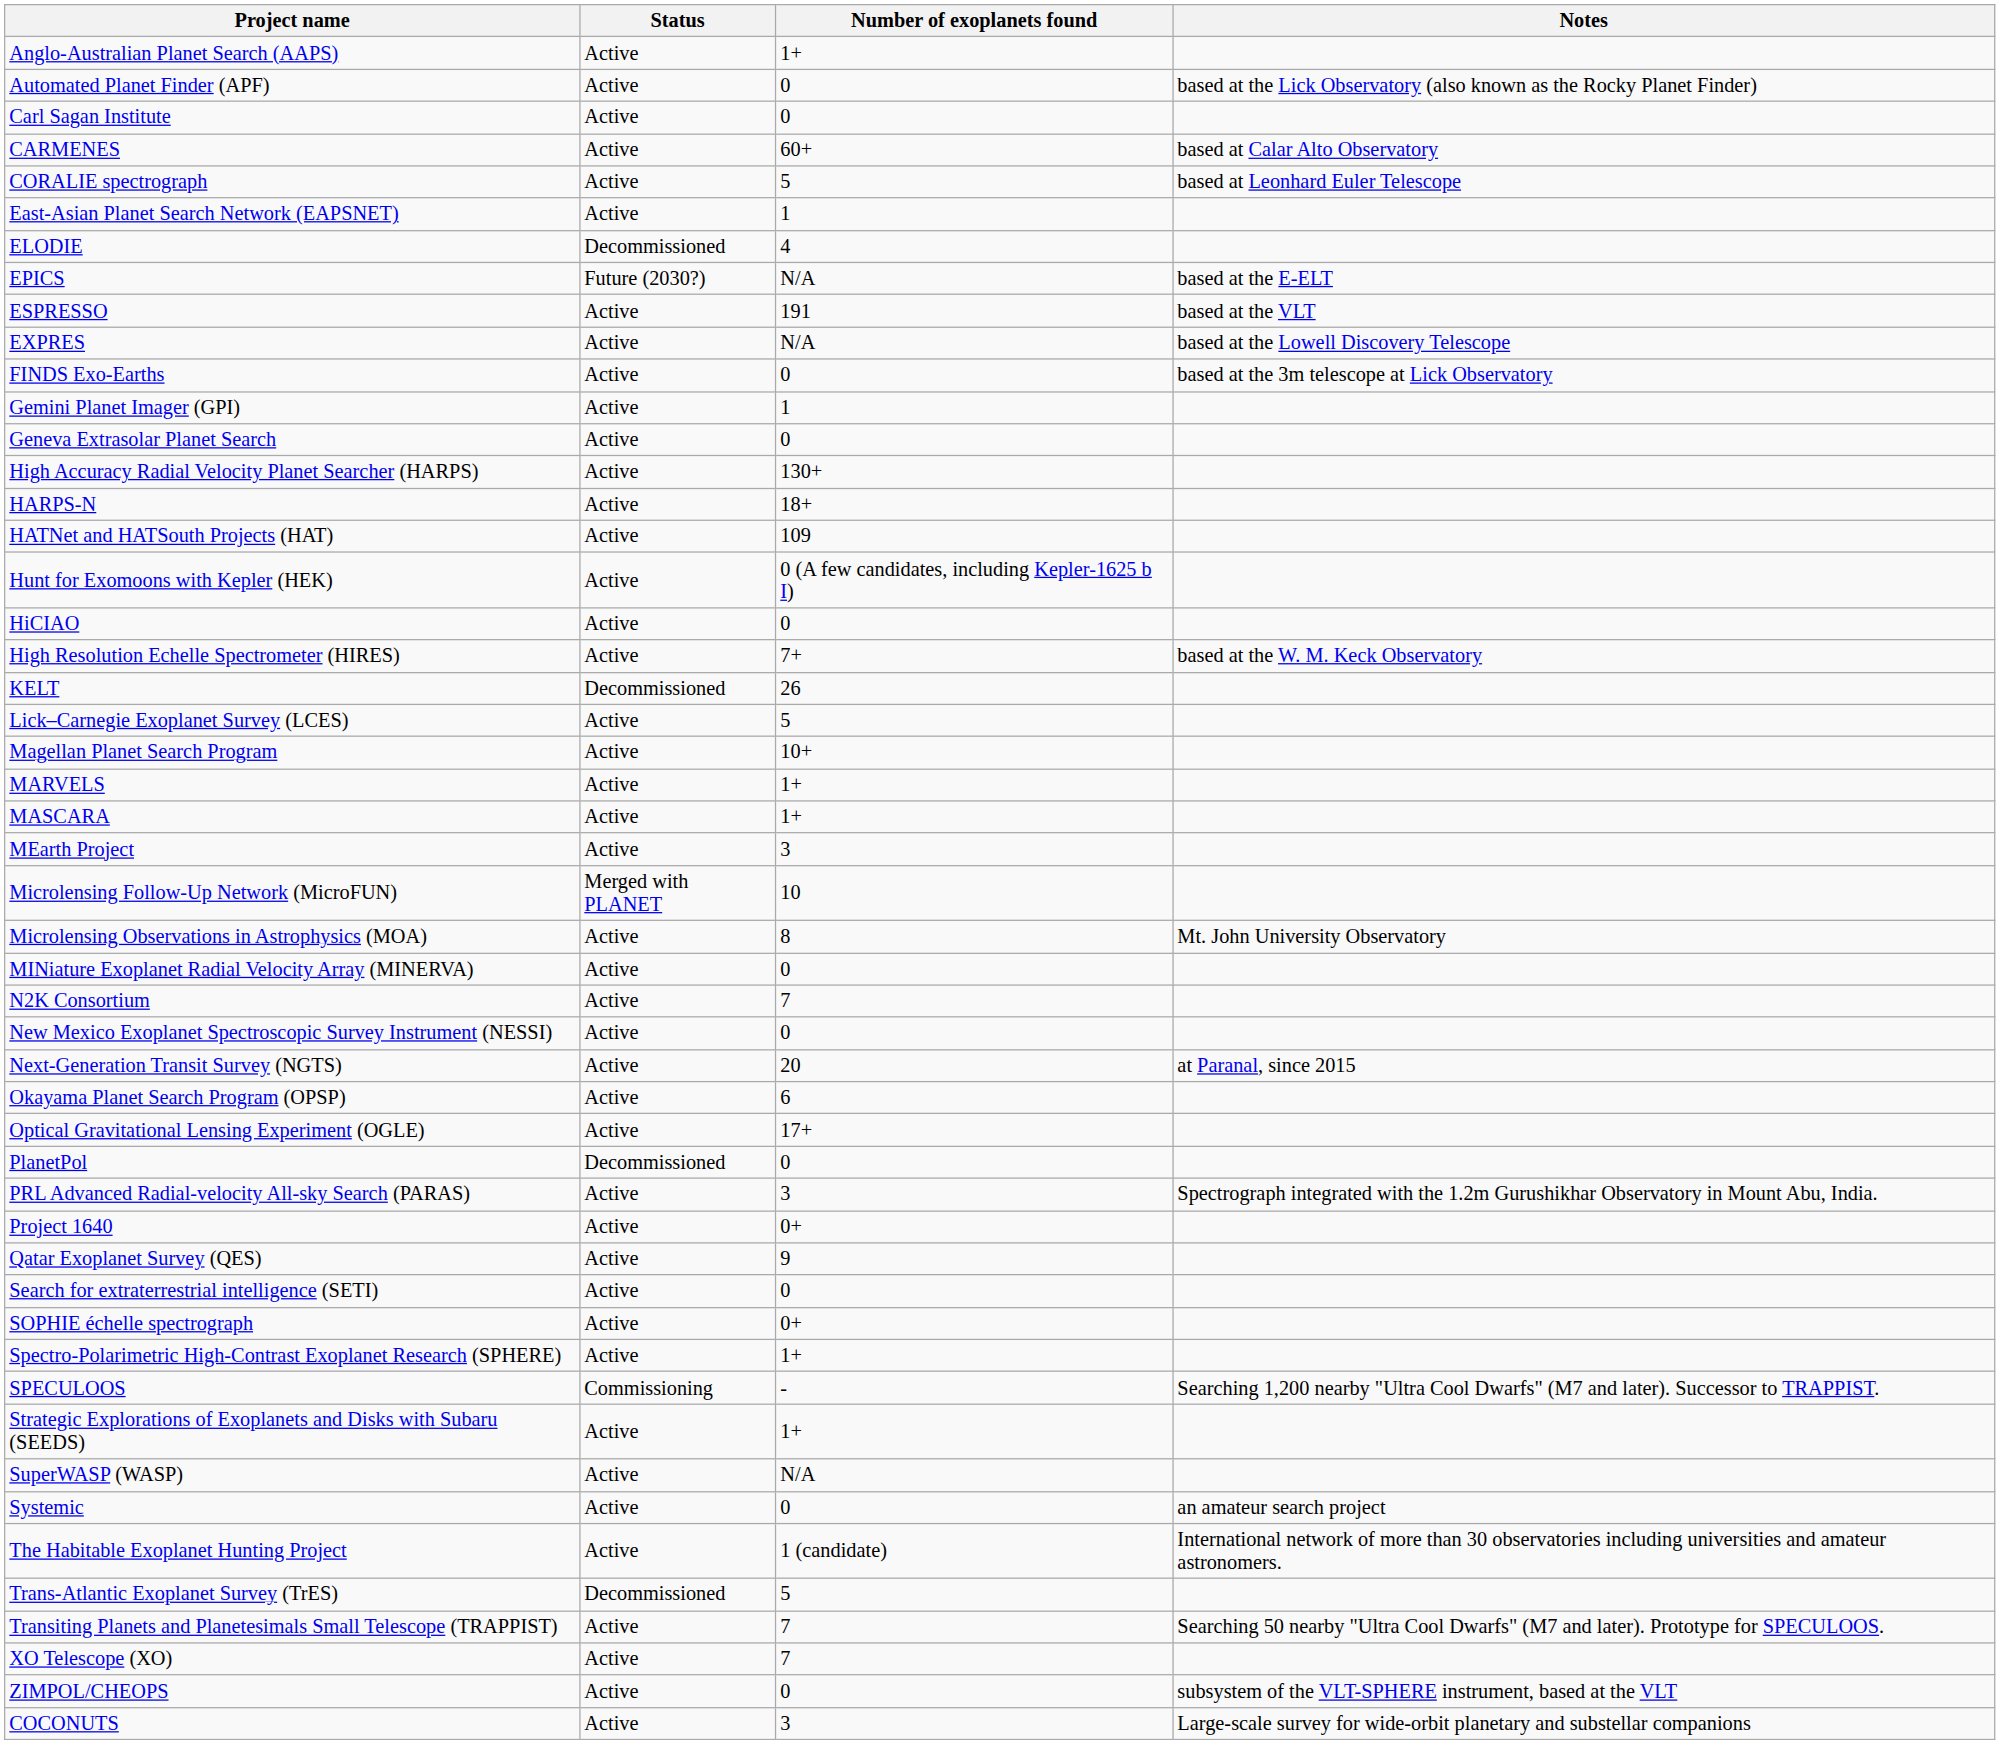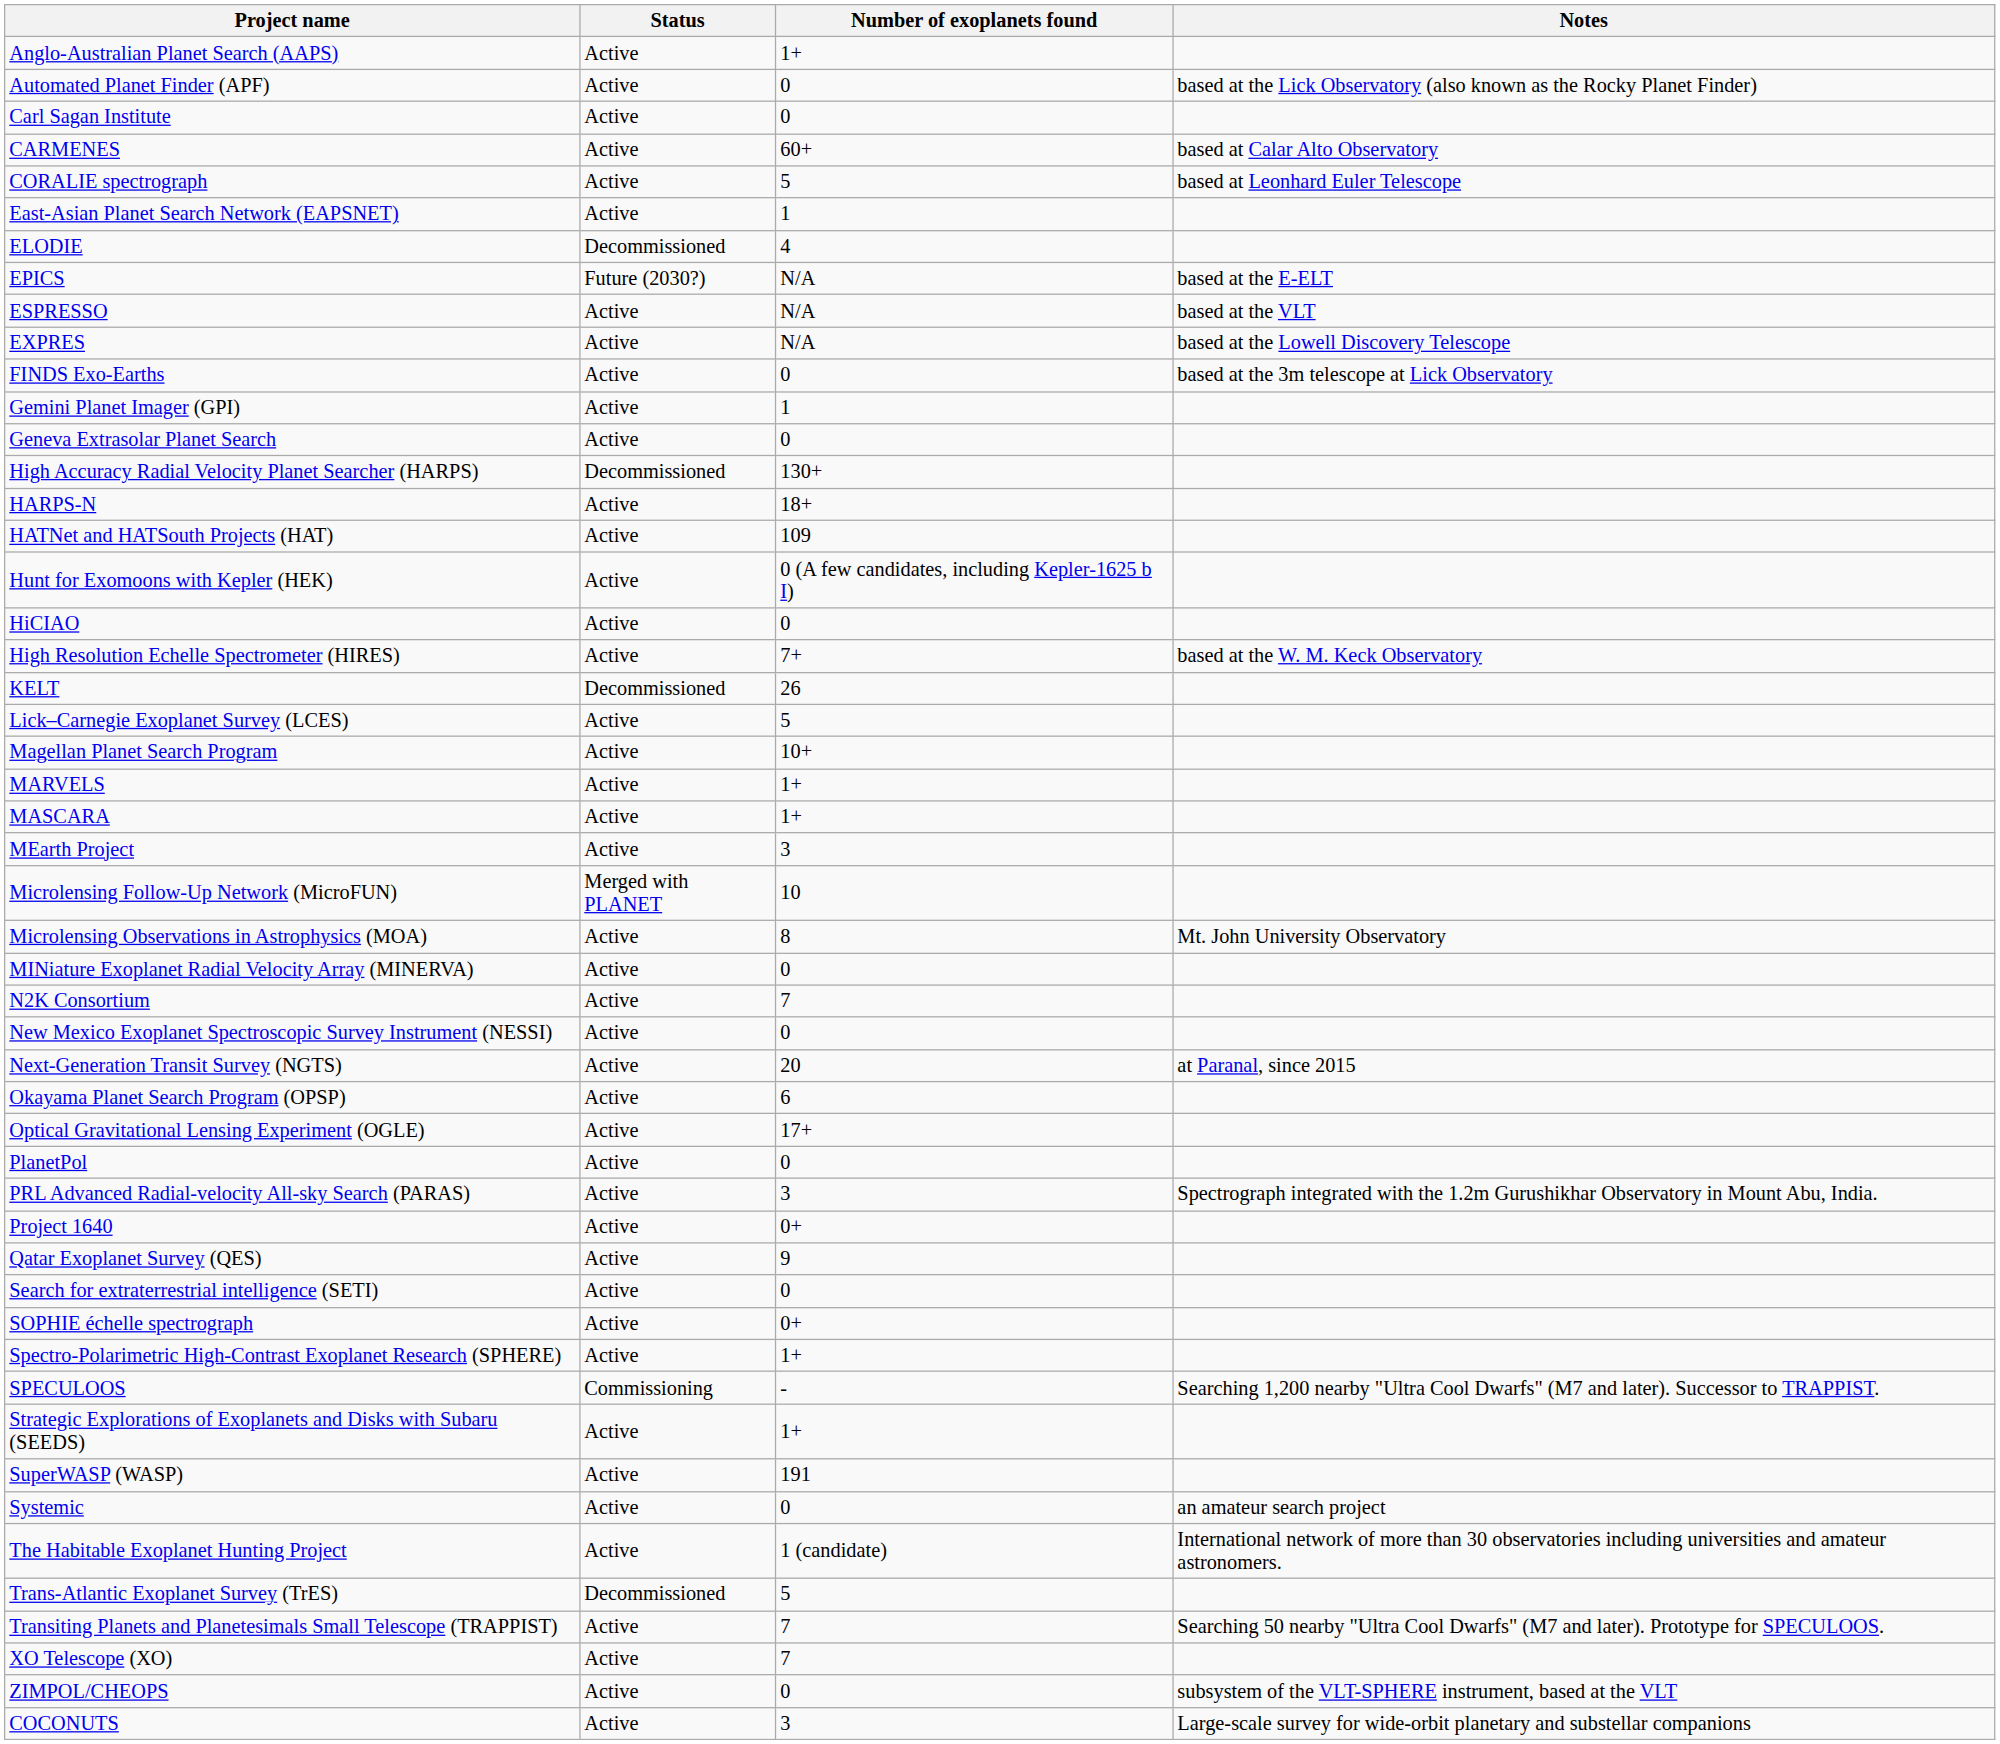(796, 310) 191 -> (798, 310) N/A
(611, 471) Active -> (655, 471) Decommissioned
(655, 1162) Decommissioned -> (611, 1162) Active
(798, 1474) N/A -> (796, 1474) 191
